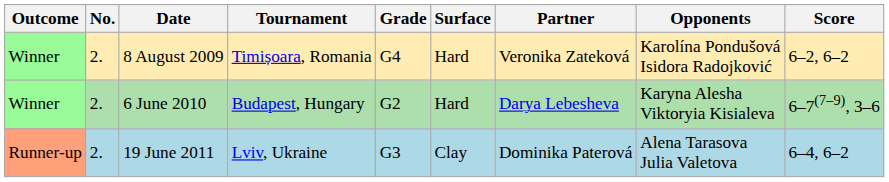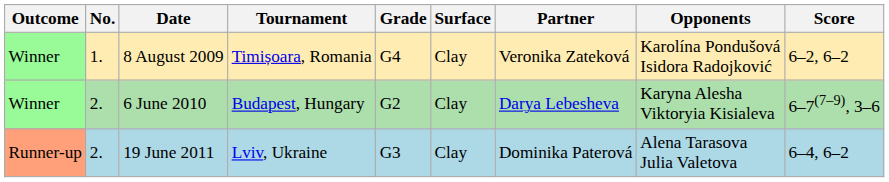(96, 55) 2. -> (96, 55) 1.
(452, 55) Hard -> (451, 55) Clay
(452, 103) Hard -> (451, 103) Clay
